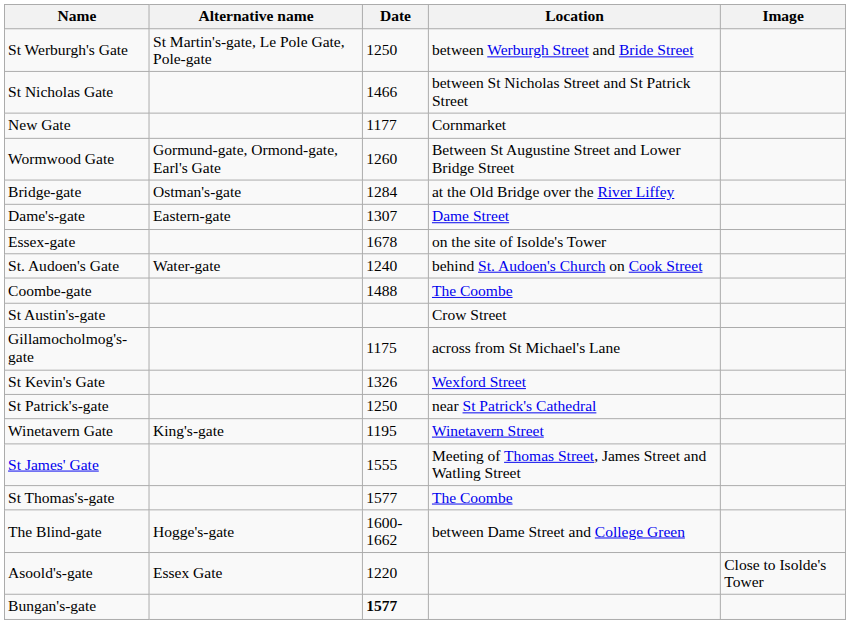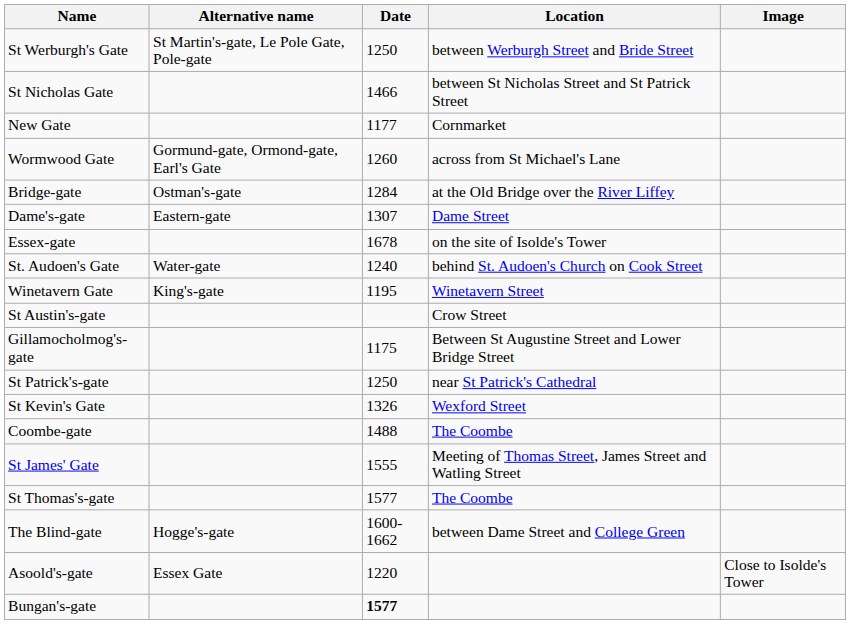(556, 158) Between St Augustine Street and Lower Bridge Street -> (526, 158) across from St Michael's Lane
rows swapped: (61, 431) <-> (50, 290)
(526, 348) across from St Michael's Lane -> (556, 348) Between St Augustine Street and Lower Bridge Street
rows swapped: (58, 406) <-> (56, 382)
